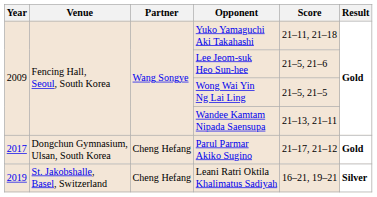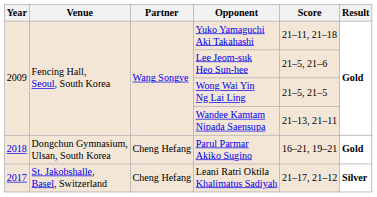(17, 149) 2017 -> (17, 149) 2018
(310, 149) 21–17, 21–12 -> (310, 149) 16–21, 19–21
(17, 178) 2019 -> (17, 178) 2017
(310, 178) 16–21, 19–21 -> (310, 178) 21–17, 21–12
